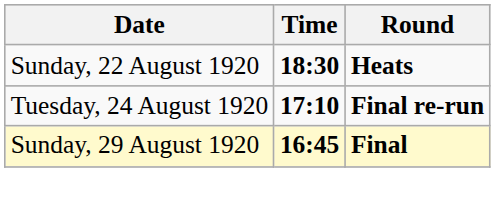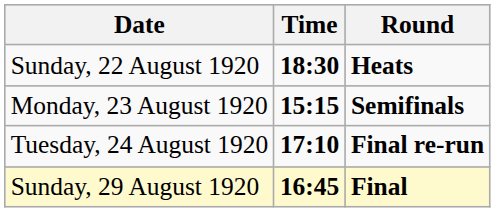+ row: (139, 105)
